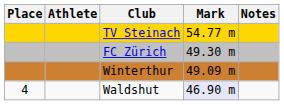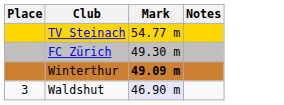- column: (73, 14)
(211, 71) normal -> (156, 71) bold
(25, 90) 4 -> (25, 90) 3
